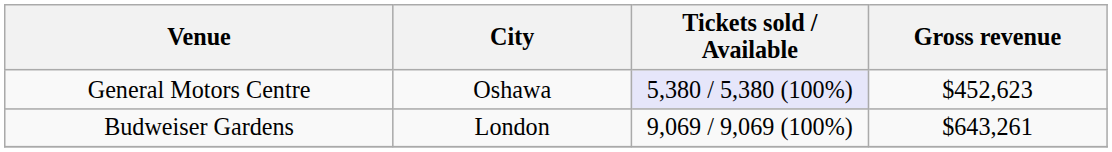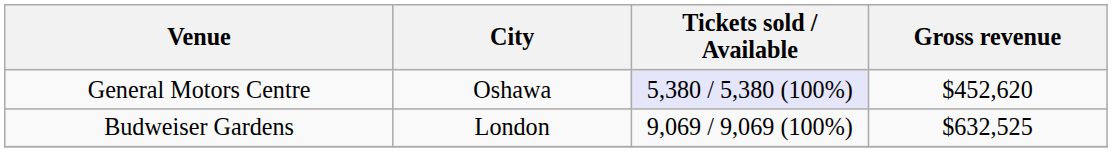(987, 89) $452,623 -> (987, 89) $452,620
(987, 127) $643,261 -> (987, 127) $632,525
